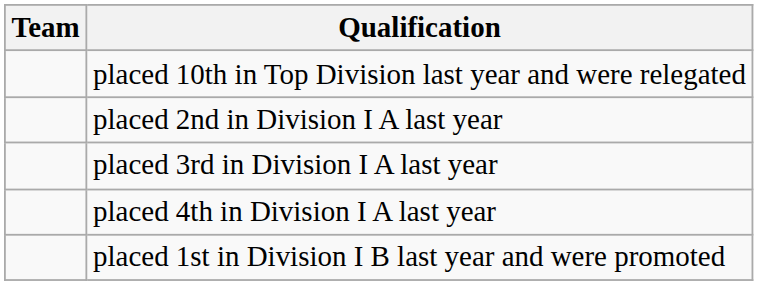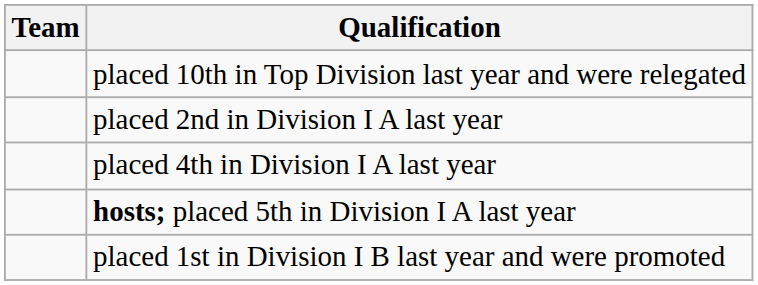- row: (295, 165)
+ row: (334, 211)
